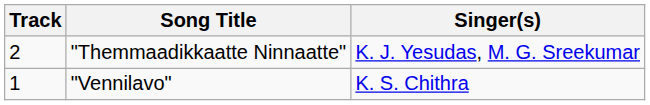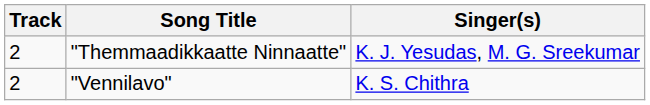(15, 83) 1 -> (15, 83) 2
